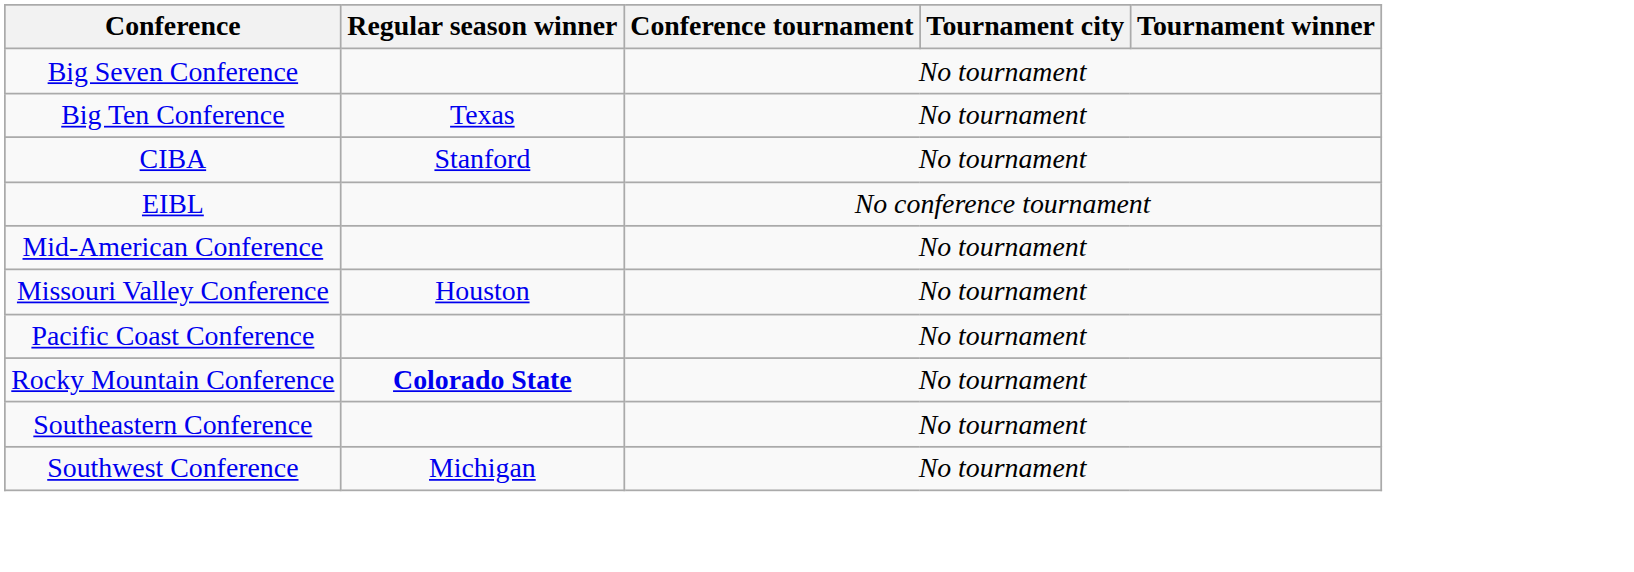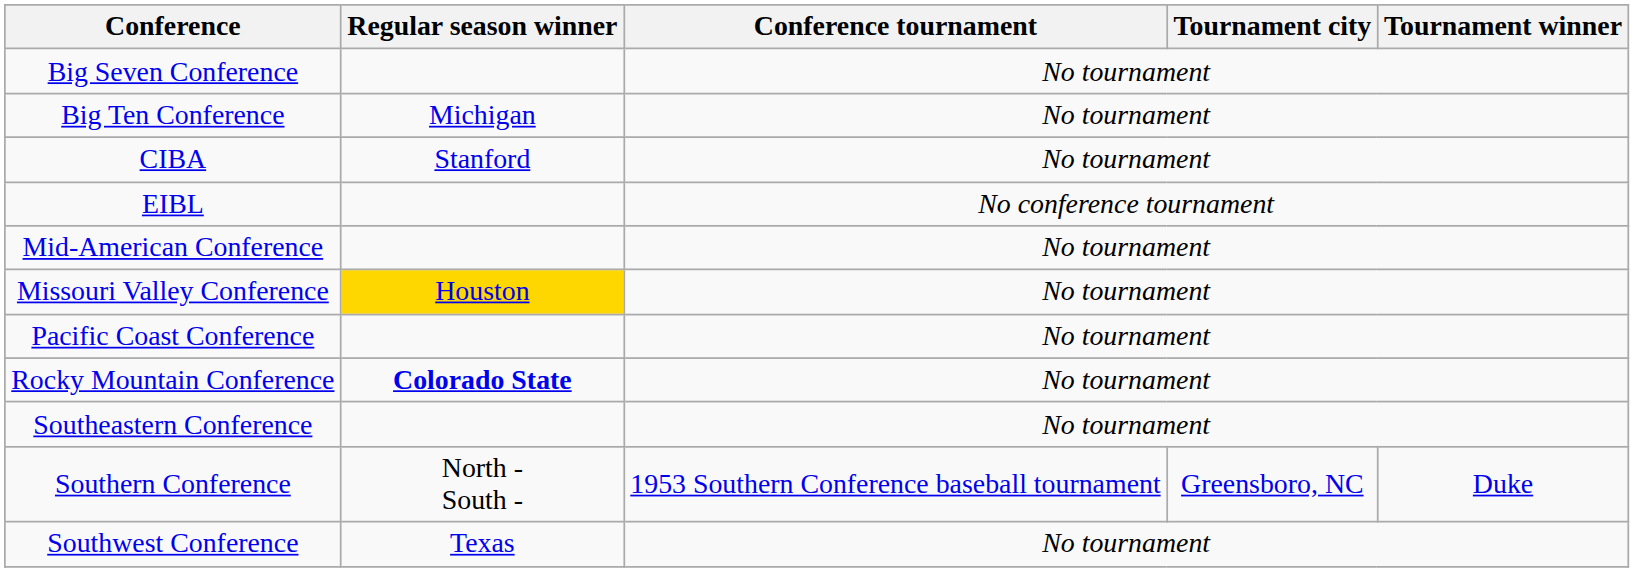(482, 114) Texas -> (482, 114) Michigan
(482, 291) no background -> (482, 291) gold background
+ row: (173, 483)
(482, 468) Michigan -> (482, 543) Texas
